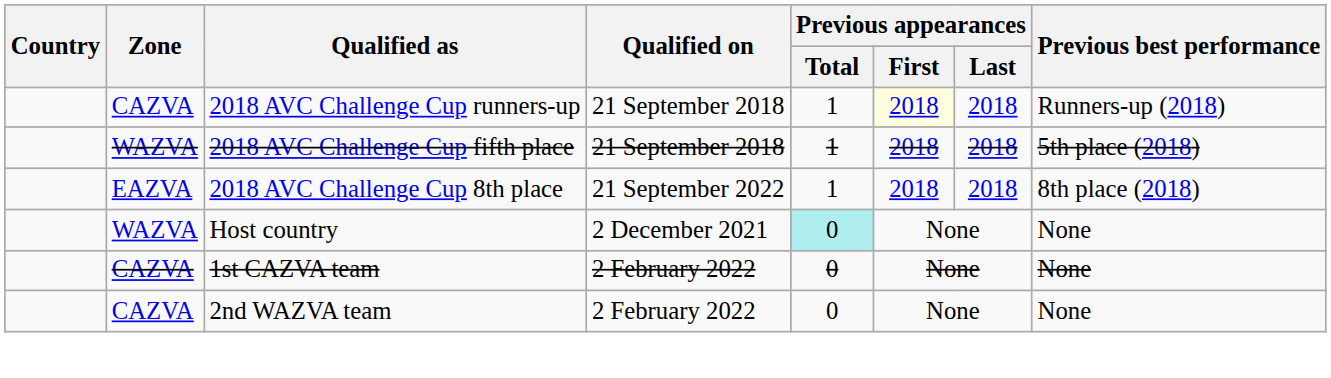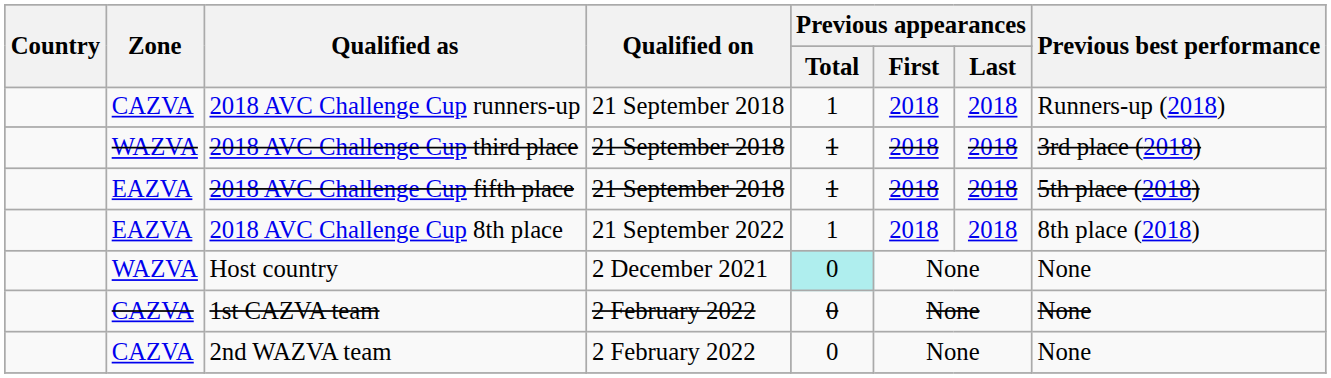(914, 107) lightyellow background -> (914, 107) no background
+ row: (394, 147)
(155, 147) WAZVA -> (152, 188) EAZVA
